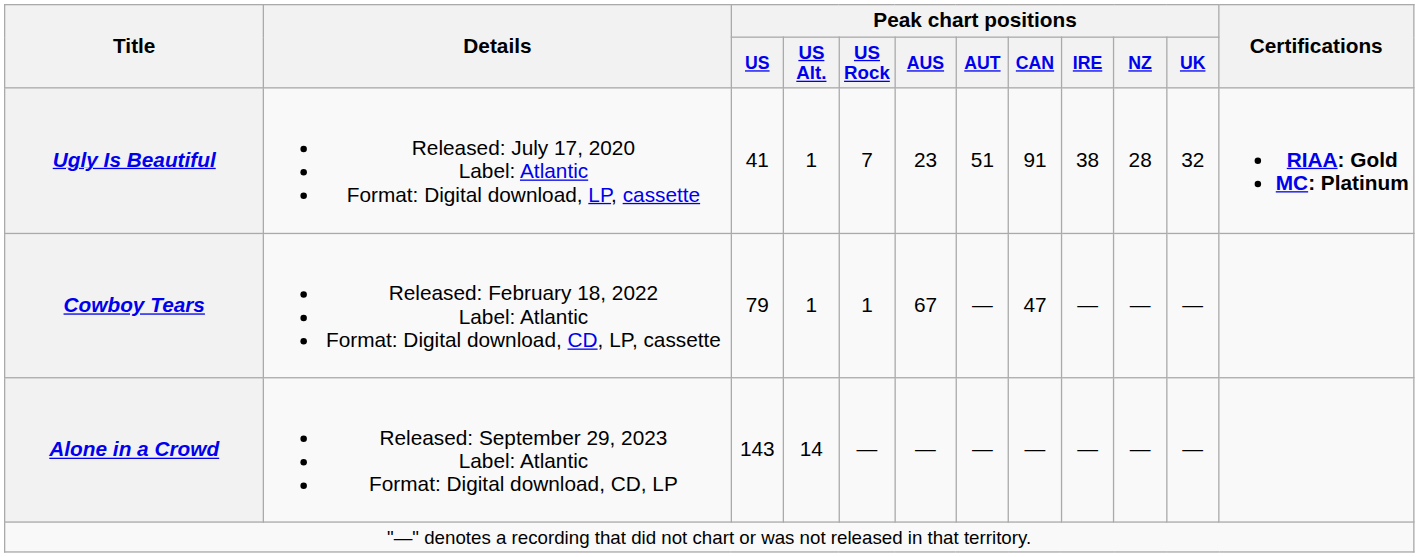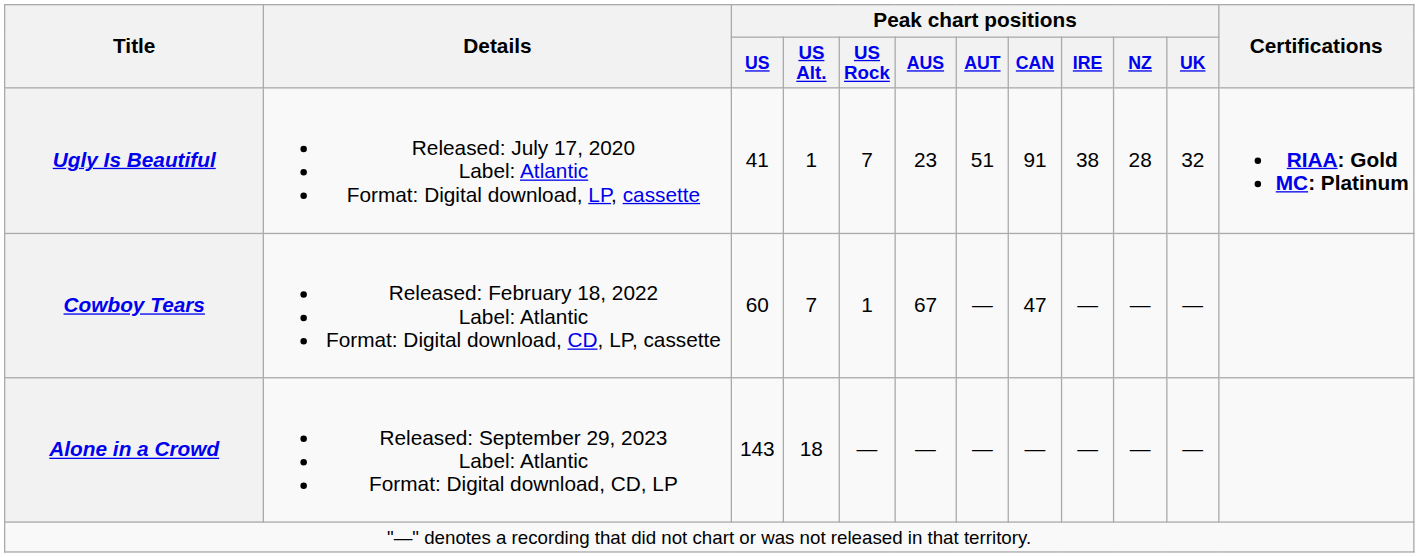(757, 305) 79 -> (757, 305) 60
(811, 305) 1 -> (811, 305) 7
(811, 449) 14 -> (811, 449) 18
